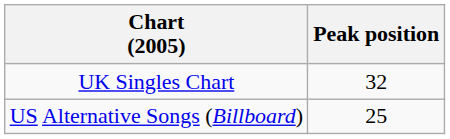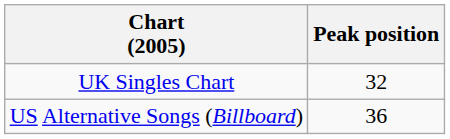(376, 116) 25 -> (376, 116) 36
